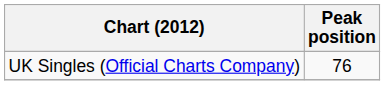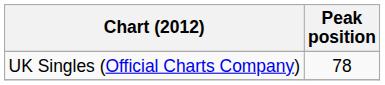(342, 65) 76 -> (342, 65) 78
